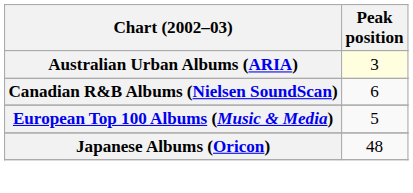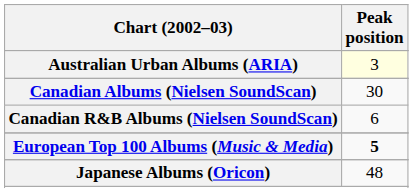+ row: (173, 91)
(375, 118) normal -> (375, 145) bold
